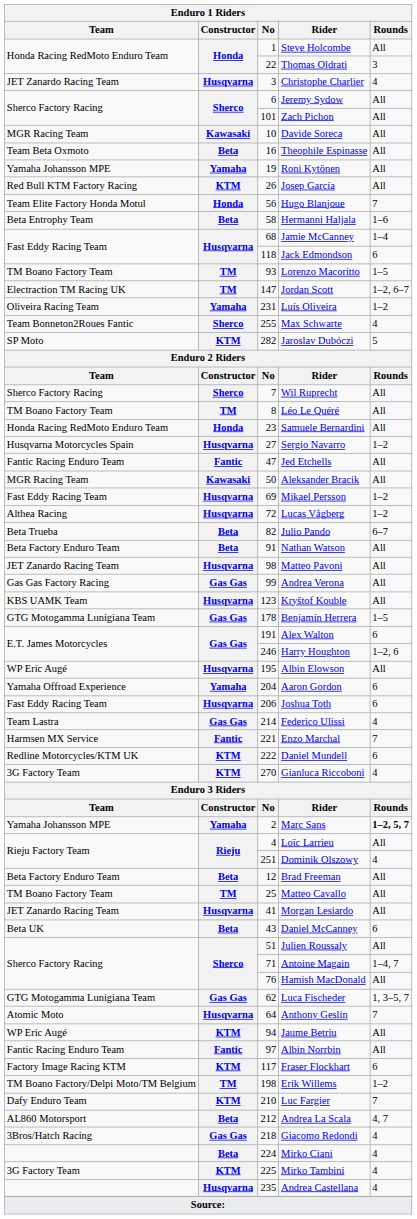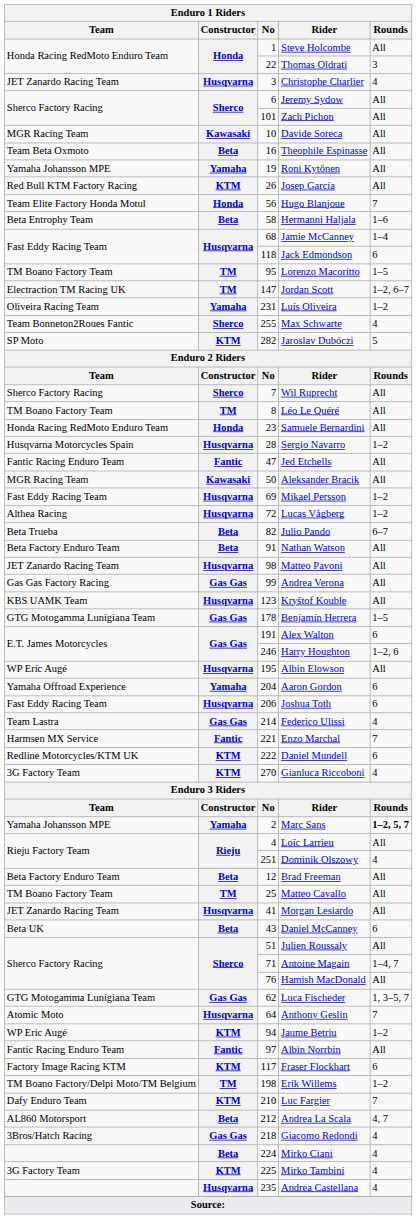(271, 271) 93 -> (271, 271) 95
(271, 444) 27 -> (271, 444) 28
(379, 1032) All -> (380, 1032) 1–2
